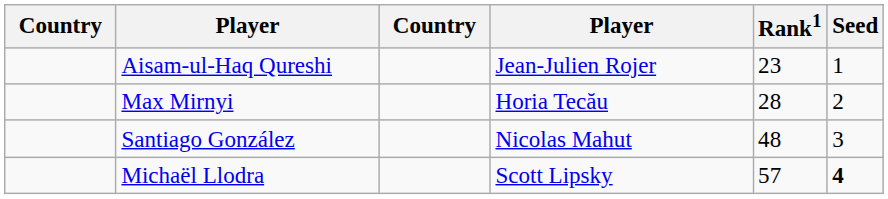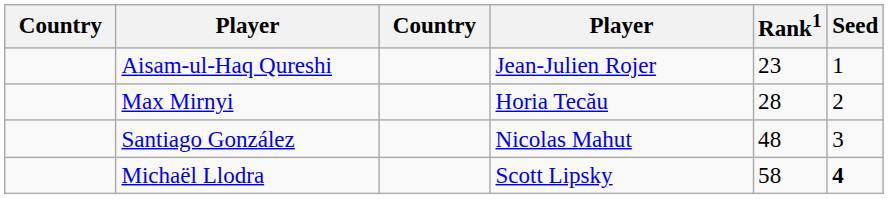(770, 175) 57 -> (770, 175) 58
